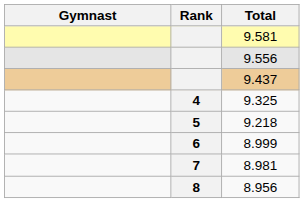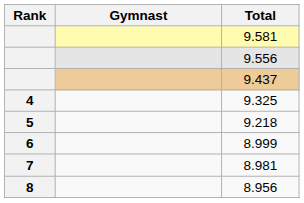columns swapped: (196, 15) <-> (88, 15)
